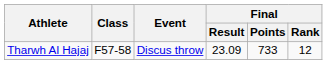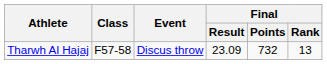(268, 51) 733 -> (268, 51) 732
(305, 51) 12 -> (305, 51) 13
